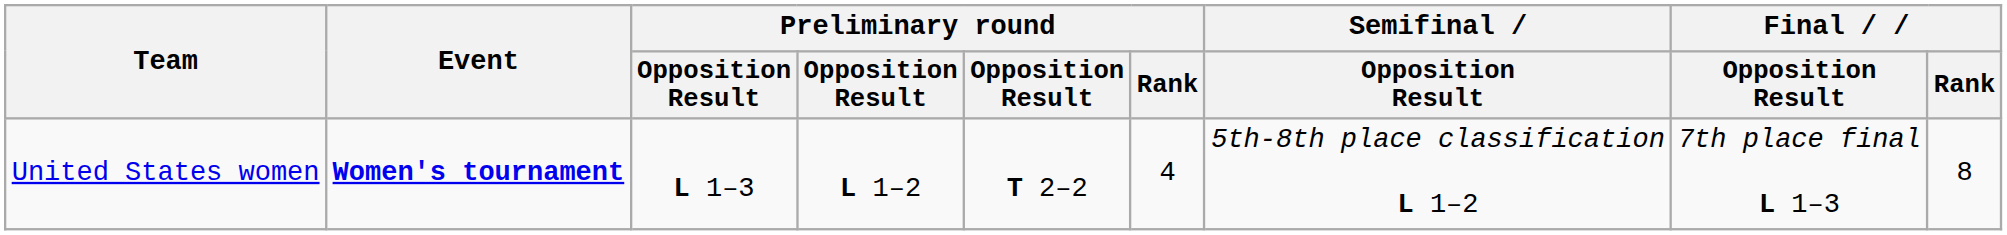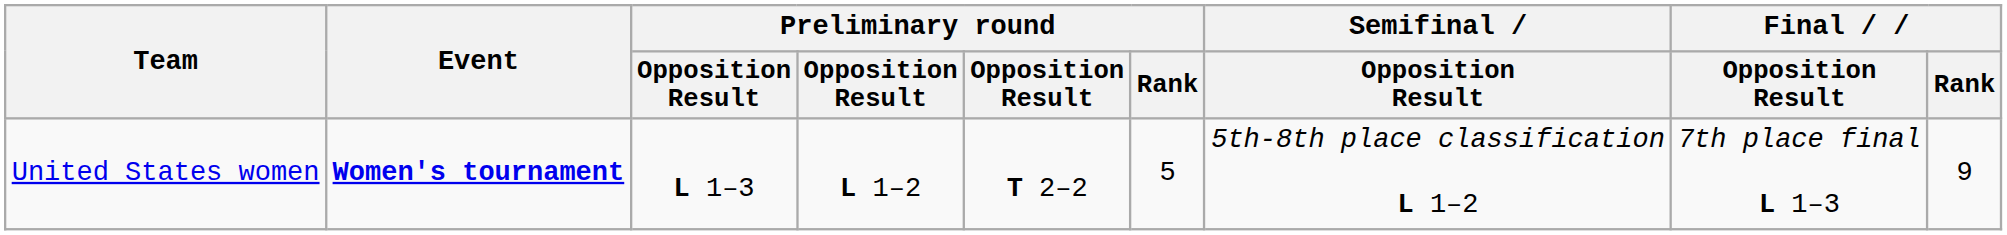(1168, 173) 4 -> (1168, 173) 5
(1965, 173) 8 -> (1965, 173) 9
